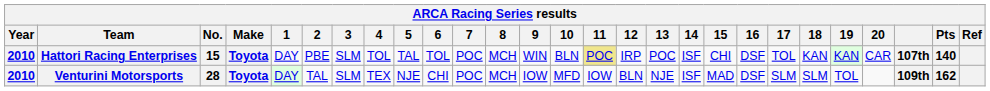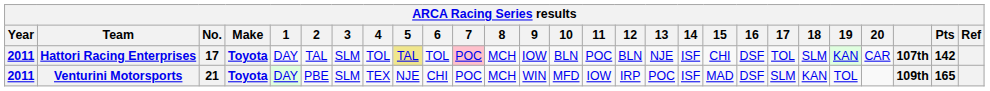(21, 55) 2010 -> (21, 55) 2011
(213, 55) 15 -> (212, 55) 17
(317, 55) PBE -> (316, 55) TAL
(408, 55) no background -> (408, 55) khaki background
(469, 55) no background -> (469, 55) pink background
(535, 55) WIN -> (534, 55) IOW
(600, 55) khaki background -> (599, 55) no background
(631, 55) IRP -> (630, 55) BLN
(662, 55) POC -> (662, 55) NJE
(815, 55) KAN -> (814, 55) SLM
(946, 55) 140 -> (945, 55) 142
(21, 76) 2010 -> (21, 76) 2011
(213, 76) 28 -> (212, 76) 21
(317, 76) TAL -> (316, 76) PBE
(535, 76) IOW -> (534, 76) WIN
(631, 76) BLN -> (630, 76) IRP
(662, 76) NJE -> (662, 76) POC
(815, 76) SLM -> (814, 76) KAN
(946, 76) 162 -> (945, 76) 165
